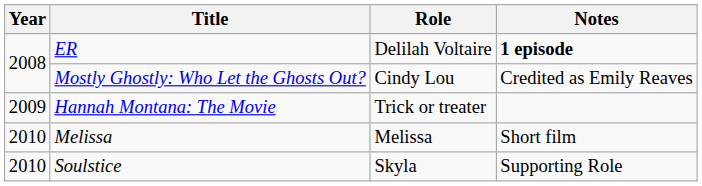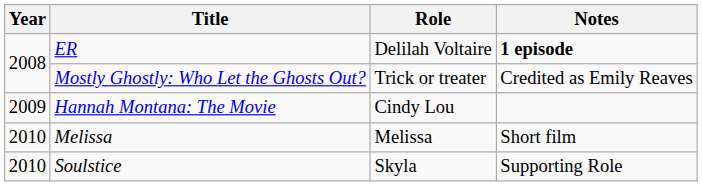(414, 78) Cindy Lou -> (430, 78) Trick or treater
(430, 107) Trick or treater -> (414, 107) Cindy Lou
